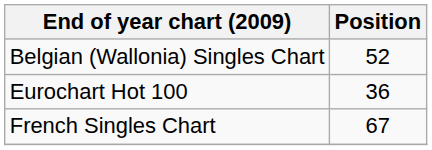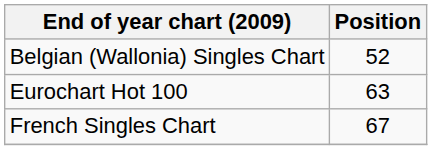(378, 91) 36 -> (378, 91) 63
